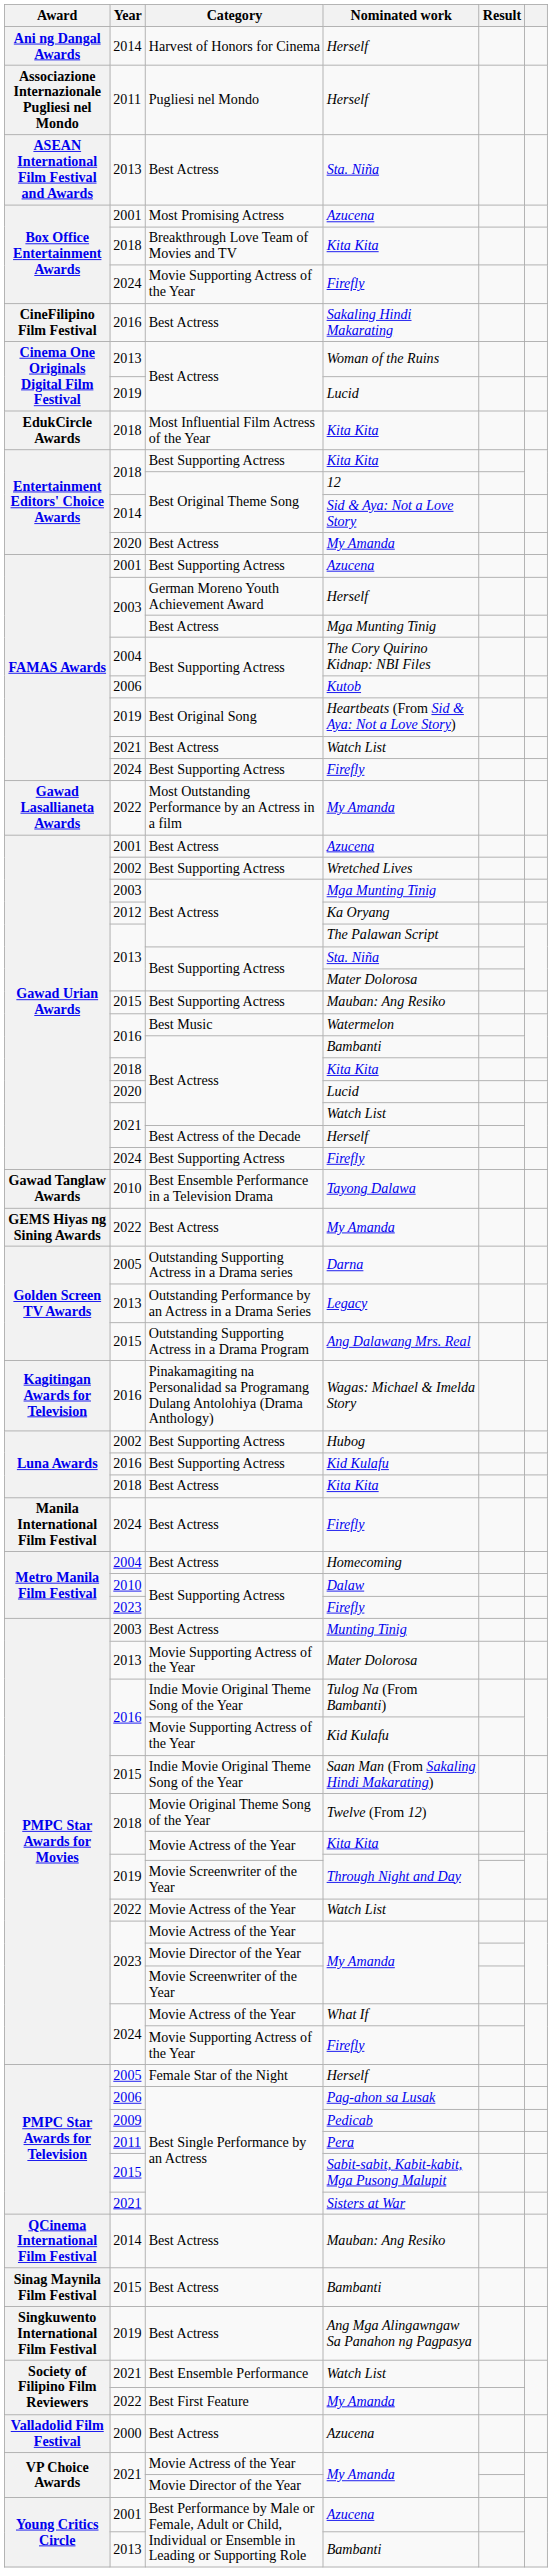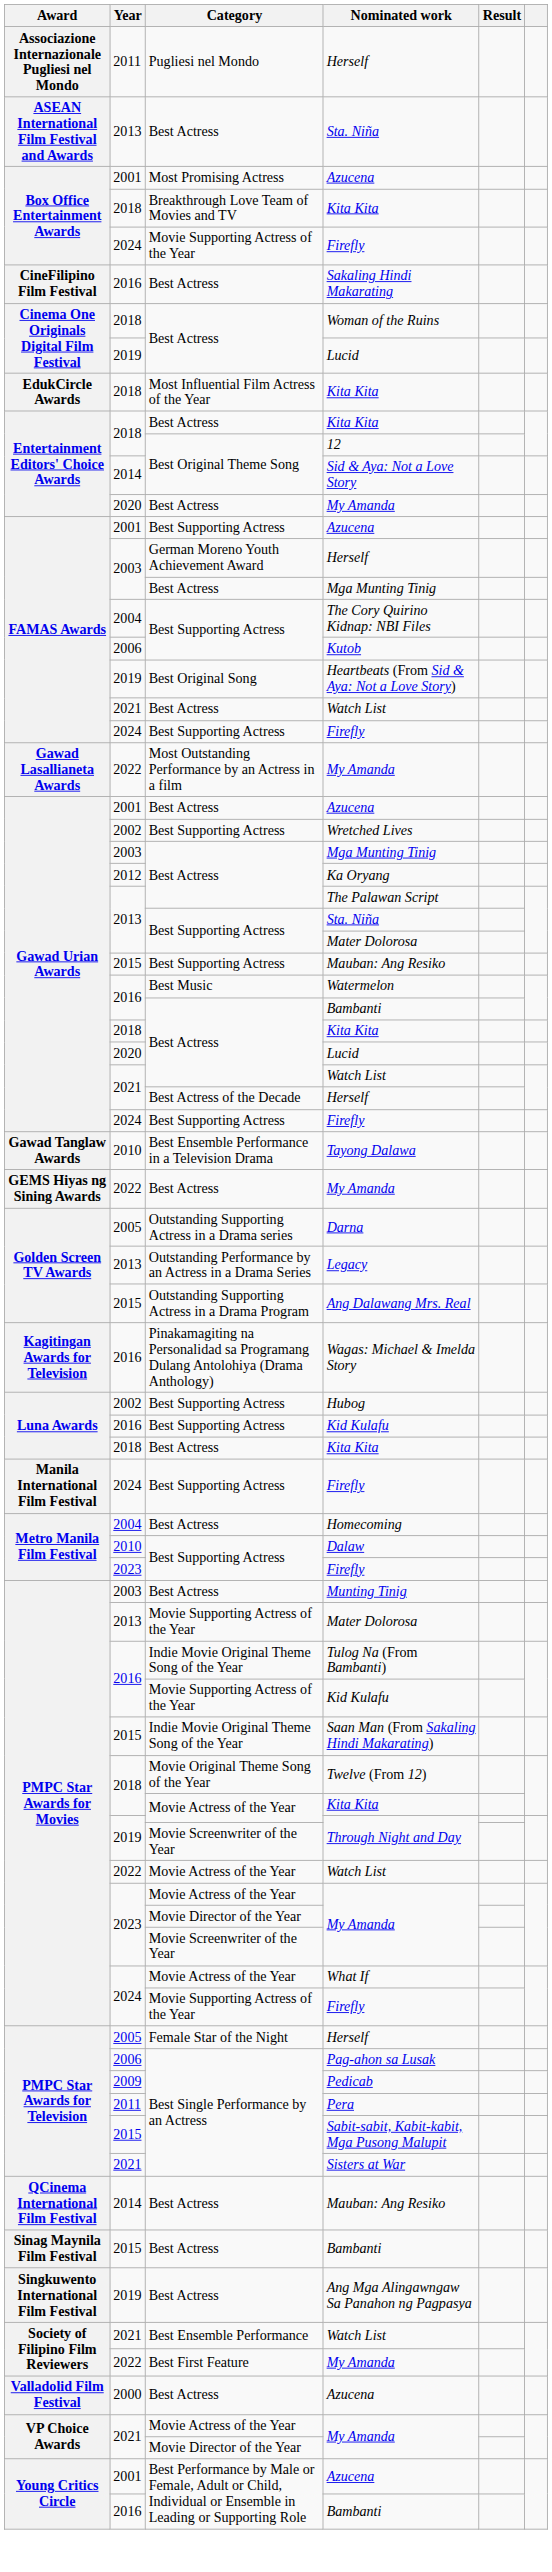- row: (57, 45)
(127, 359) 2013 -> (127, 320) 2018
(217, 460) Best Supporting Actress -> (184, 422) Best Actress
(184, 1524) Best Actress -> (217, 1486) Best Supporting Actress
(127, 2549) 2013 -> (127, 2511) 2016
